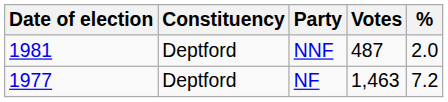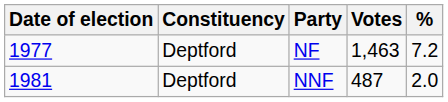rows swapped: (307, 81) <-> (314, 50)
